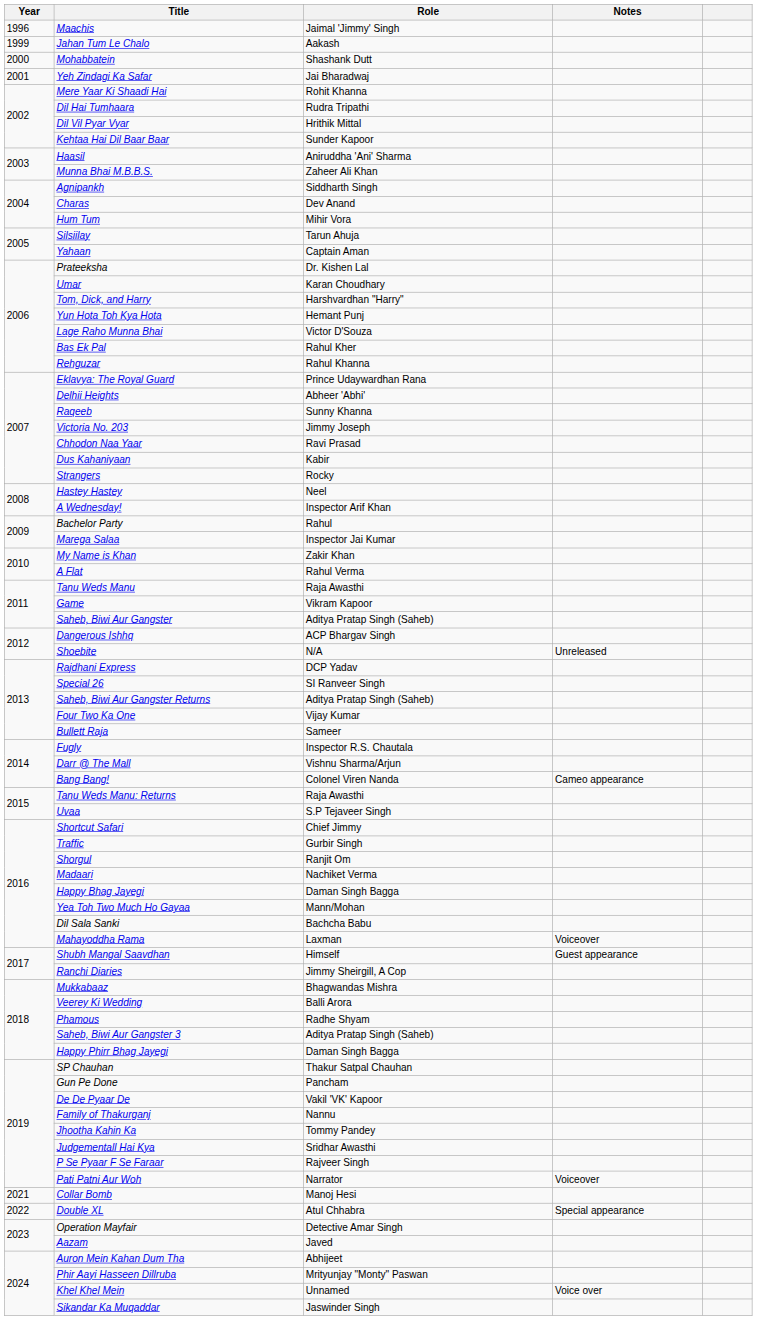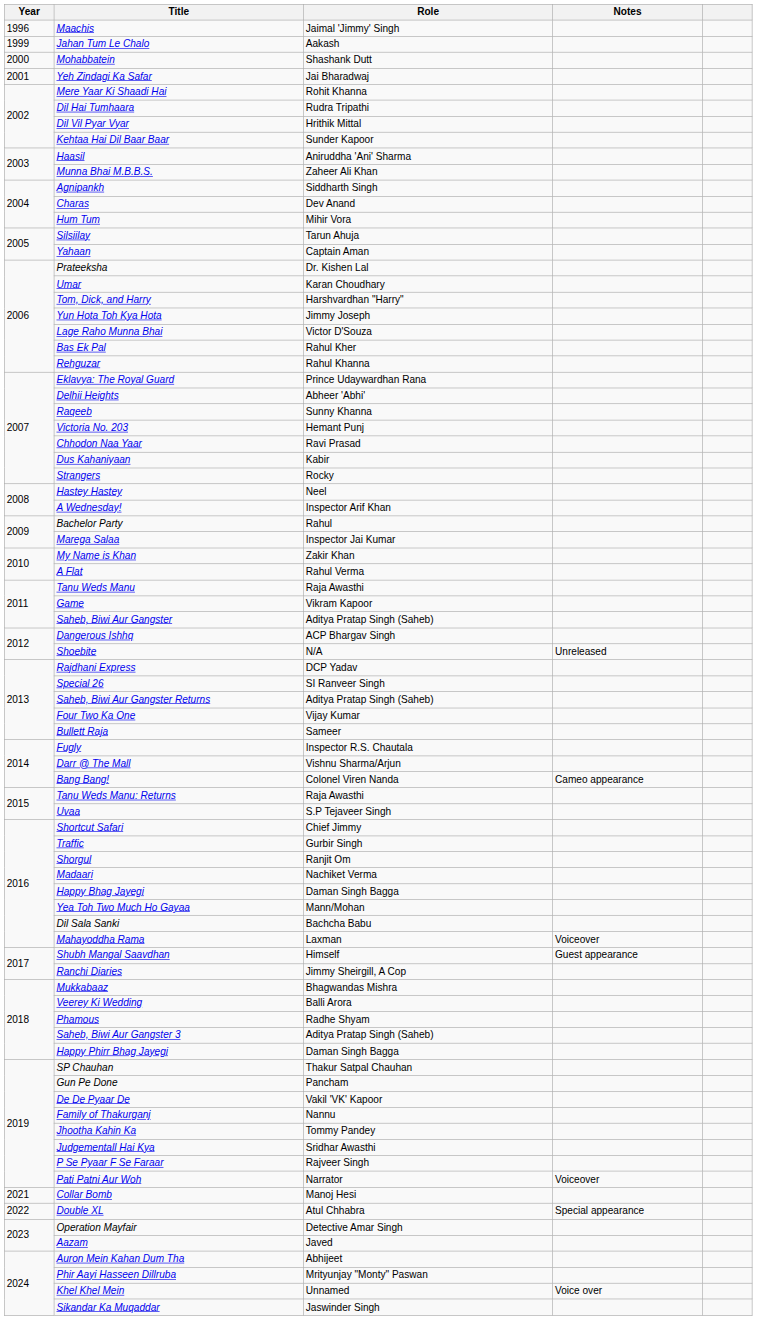(335, 316) Hemant Punj -> (338, 316) Jimmy Joseph
(338, 428) Jimmy Joseph -> (335, 428) Hemant Punj
